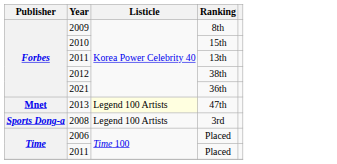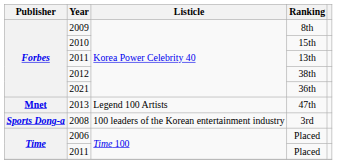(131, 105) lightyellow background -> (131, 105) no background
(131, 120) Legend 100 Artists -> (189, 120) 100 leaders of the Korean entertainment industry
